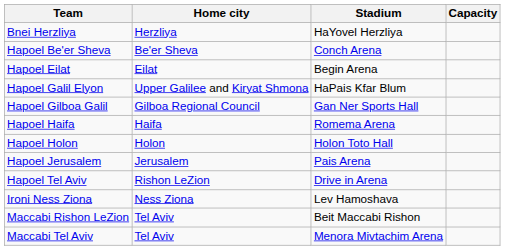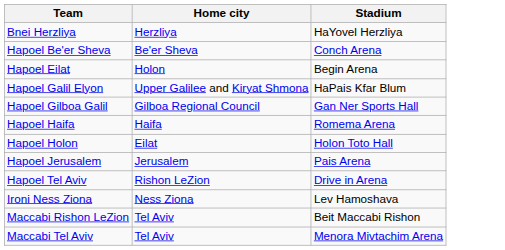- column: (473, 13)
(146, 69) Eilat -> (150, 69) Holon
(150, 143) Holon -> (146, 143) Eilat
